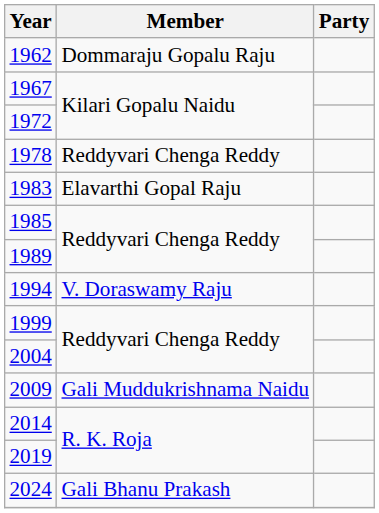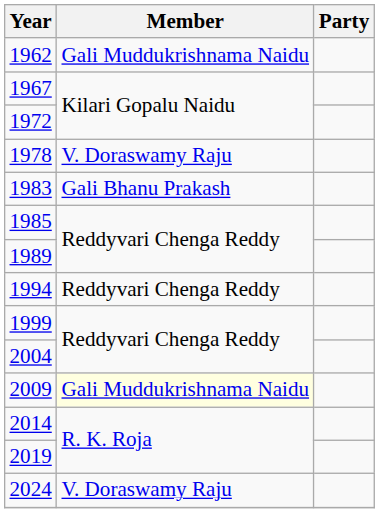(168, 54) Dommaraju Gopalu Raju -> (185, 54) Gali Muddukrishnama Naidu
(171, 155) Reddyvari Chenga Reddy -> (147, 155) V. Doraswamy Raju
(151, 188) Elavarthi Gopal Raju -> (146, 188) Gali Bhanu Prakash
(147, 289) V. Doraswamy Raju -> (171, 289) Reddyvari Chenga Reddy
(185, 389) no background -> (185, 389) lightyellow background
(146, 490) Gali Bhanu Prakash -> (147, 490) V. Doraswamy Raju
